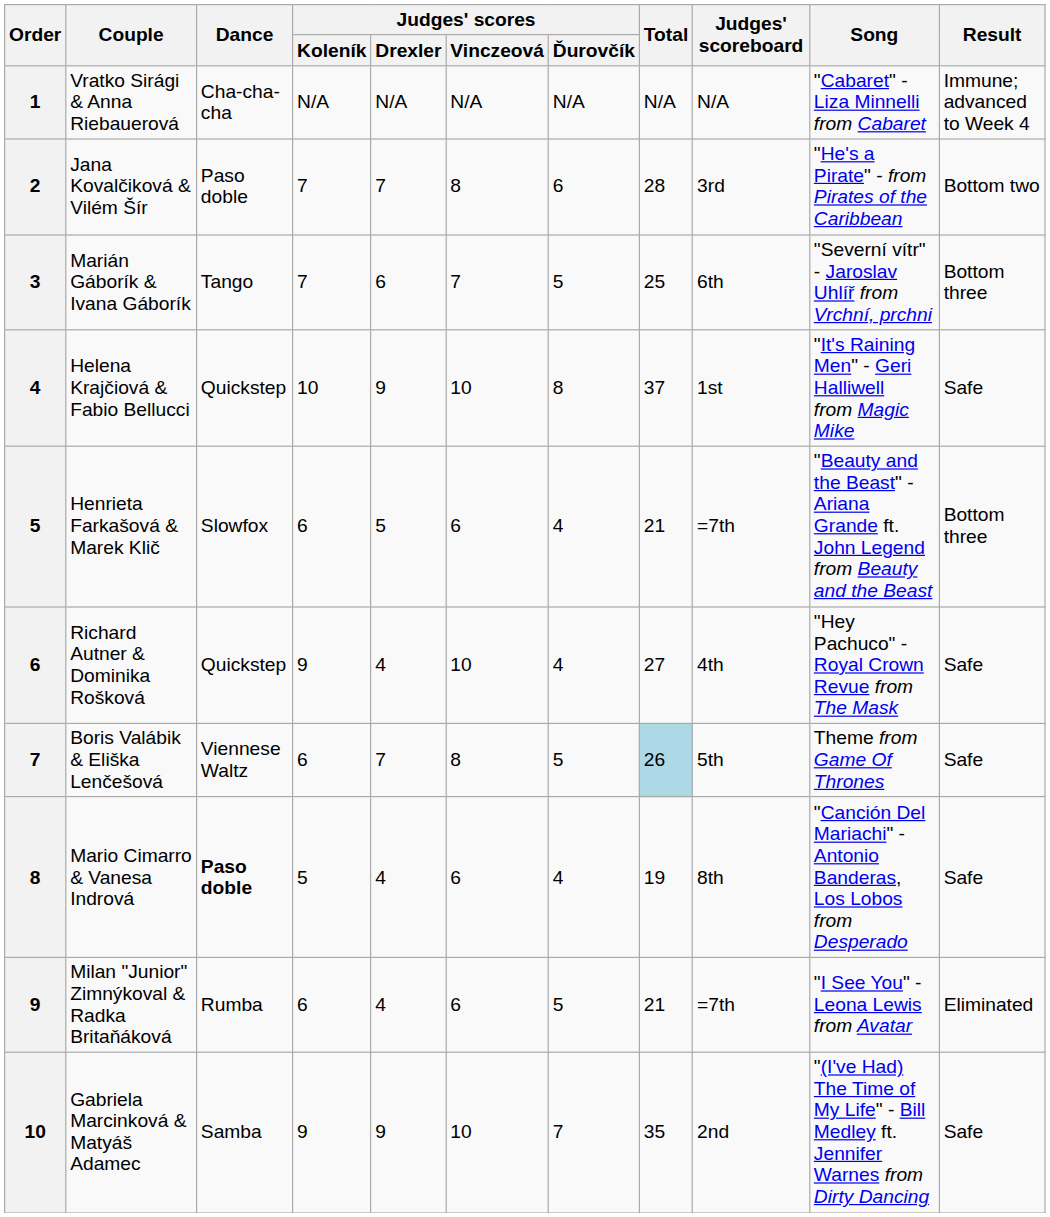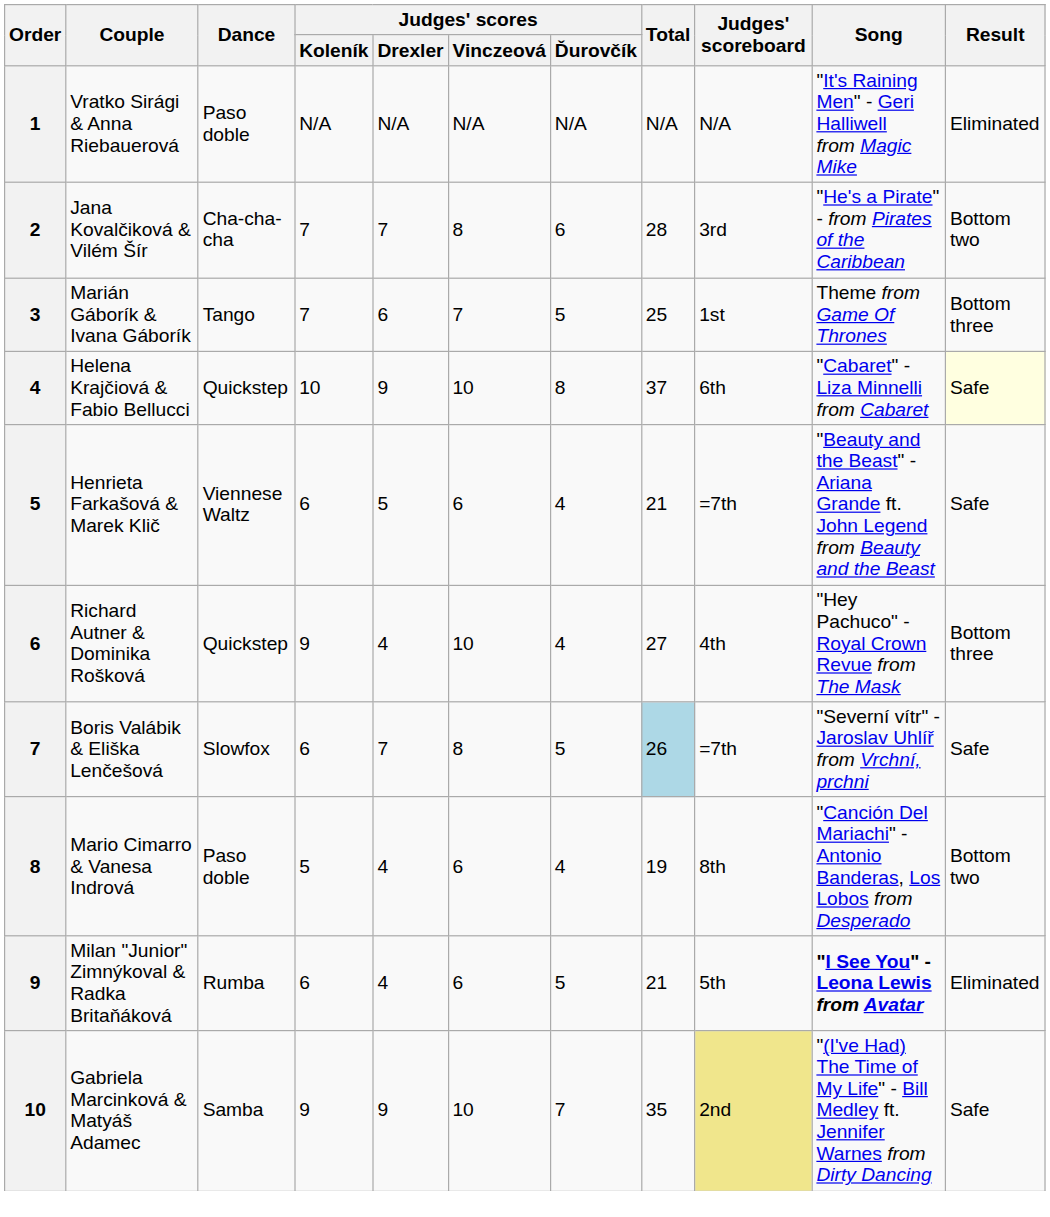(240, 102) Cha-cha-cha -> (226, 123) Paso doble
(870, 102) "Cabaret" - Liza Minnelli from Cabaret -> (867, 123) "It's Raining Men" - Geri Halliwell from Magic Mike
(987, 102) Immune; advanced to Week 4 -> (995, 123) Eliminated
(224, 186) Paso doble -> (242, 229) Cha-cha-cha
(710, 281) 6th -> (712, 314) 1st
(873, 281) "Severní vítr" - Jaroslav Uhlíř from Vrchní, prchni -> (868, 314) Theme from Game Of Thrones
(710, 387) 1st -> (712, 387) 6th
(864, 387) "It's Raining Men" - Geri Halliwell from Magic Mike -> (872, 387) "Cabaret" - Liza Minnelli from Cabaret
(963, 387) no background -> (970, 387) lightyellow background
(234, 526) Slowfox -> (243, 504) Viennese Waltz
(974, 526) Bottom three -> (970, 504) Safe
(963, 664) Safe -> (980, 643) Bottom three
(241, 760) Viennese Waltz -> (236, 749) Slowfox
(710, 760) 5th -> (718, 749) =7th
(866, 760) Theme from Game Of Thrones -> (878, 749) "Severní vítr" - Jaroslav Uhlíř from Vrchní, prchni
(226, 876) bold -> (226, 866) normal
(963, 876) Safe -> (980, 866) Bottom two
(716, 1004) =7th -> (712, 983) 5th
(868, 1004) normal -> (874, 983) bold
(713, 1132) no background -> (715, 1110) khaki background
